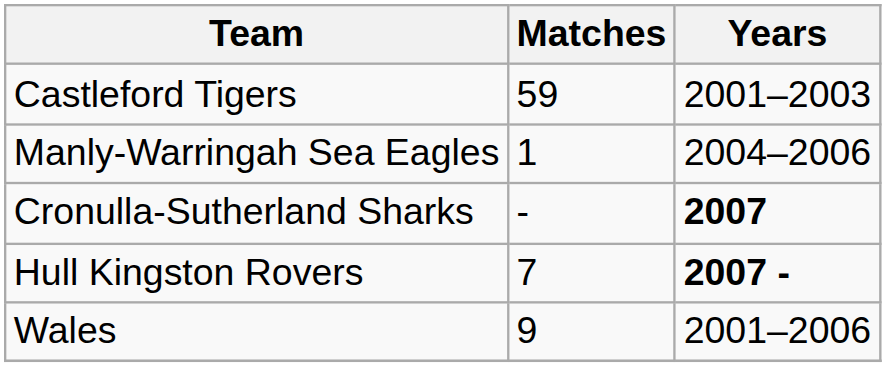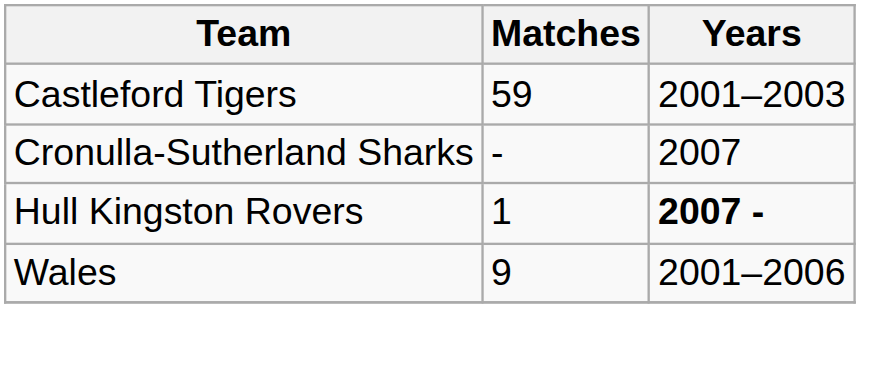- row: (257, 152)
(725, 212) bold -> (700, 152) normal
(527, 271) 7 -> (501, 212) 1
